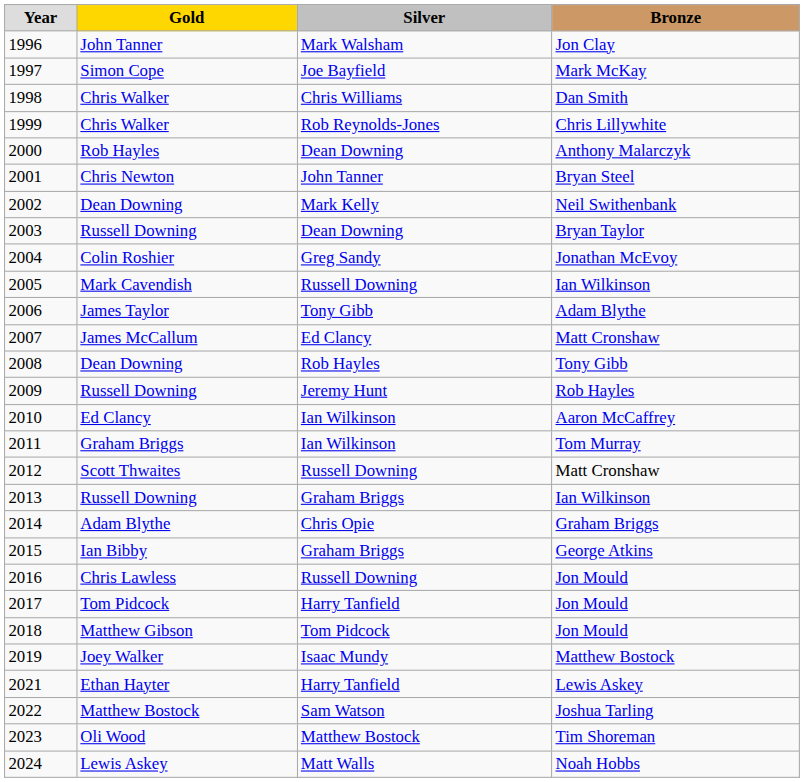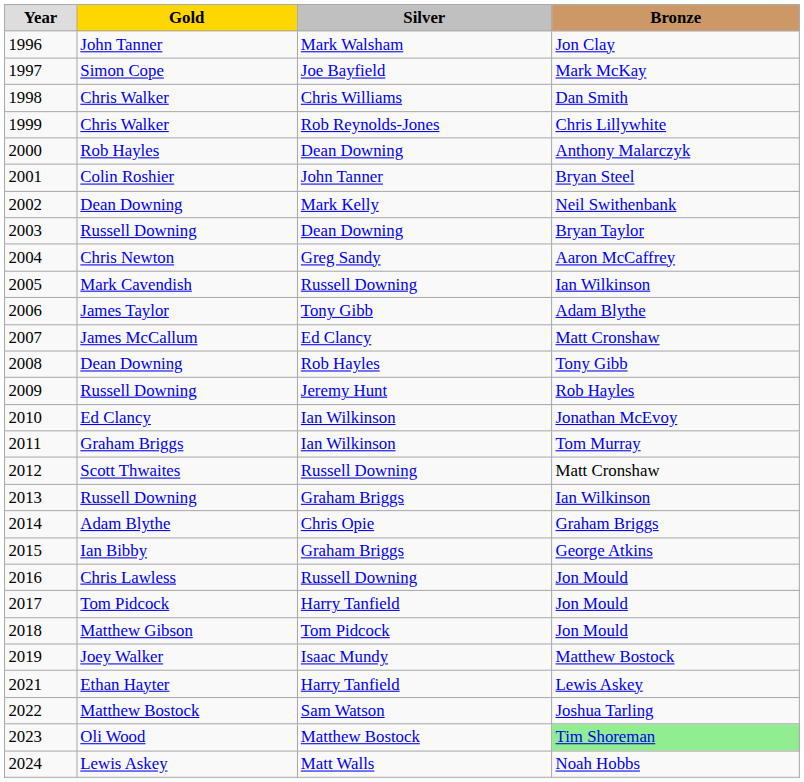(127, 177) Chris Newton -> (127, 177) Colin Roshier
(127, 257) Colin Roshier -> (127, 257) Chris Newton
(616, 257) Jonathan McEvoy -> (615, 257) Aaron McCaffrey
(615, 417) Aaron McCaffrey -> (616, 417) Jonathan McEvoy
(605, 737) no background -> (605, 737) lightgreen background
